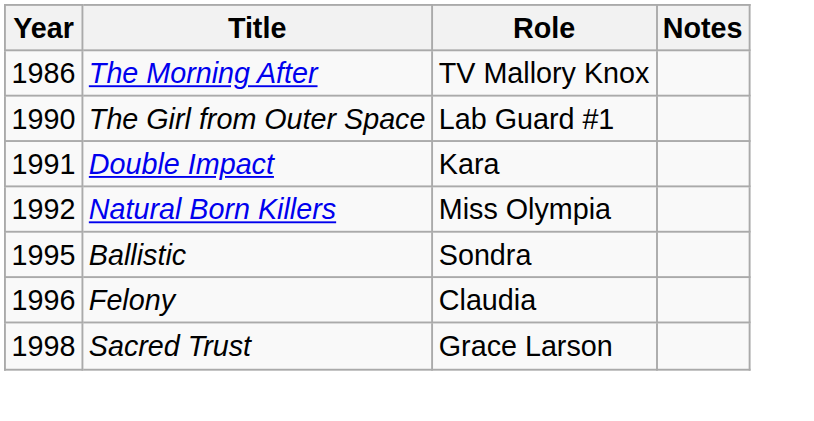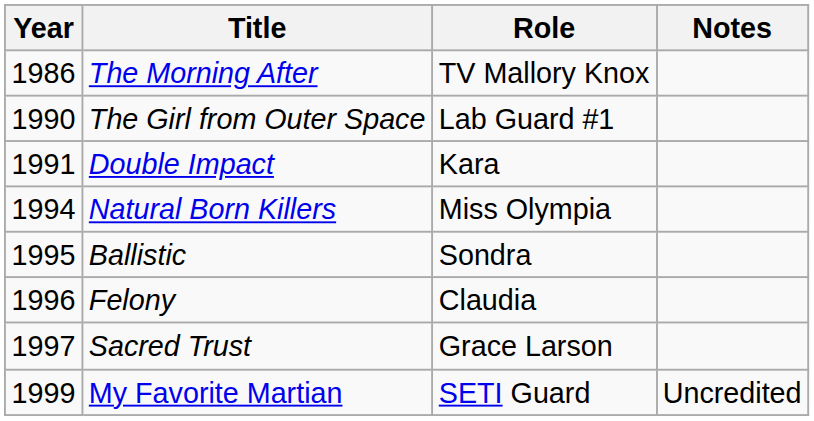(44, 210) 1992 -> (44, 210) 1994
(44, 346) 1998 -> (44, 346) 1997
+ row: (216, 392)
